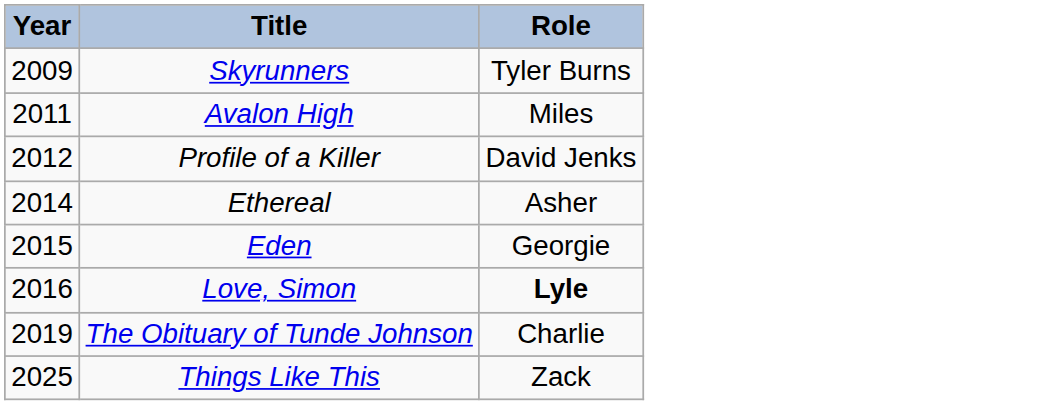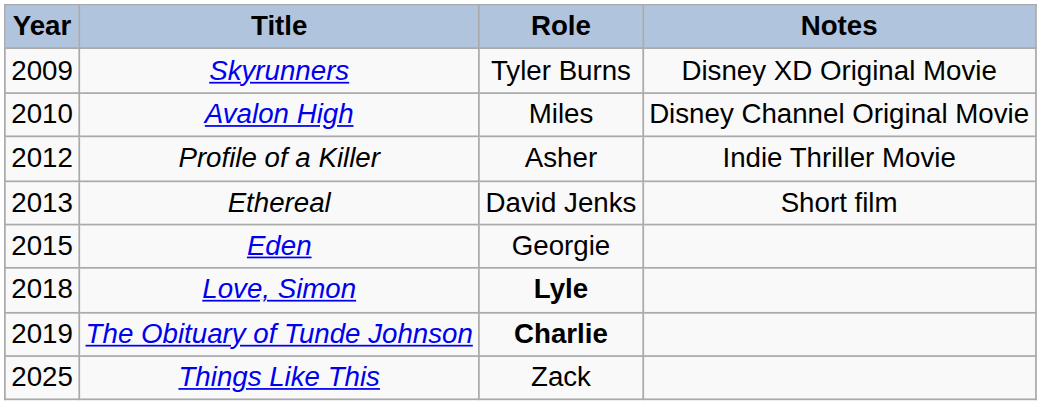+ column: (839, 26)
(42, 114) 2011 -> (42, 114) 2010
(561, 158) David Jenks -> (561, 158) Asher
(42, 202) 2014 -> (42, 202) 2013
(561, 202) Asher -> (561, 202) David Jenks
(42, 289) 2016 -> (42, 289) 2018
(561, 333) normal -> (561, 333) bold
